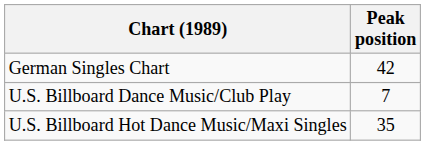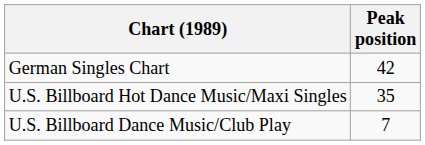rows swapped: (150, 96) <-> (178, 125)
